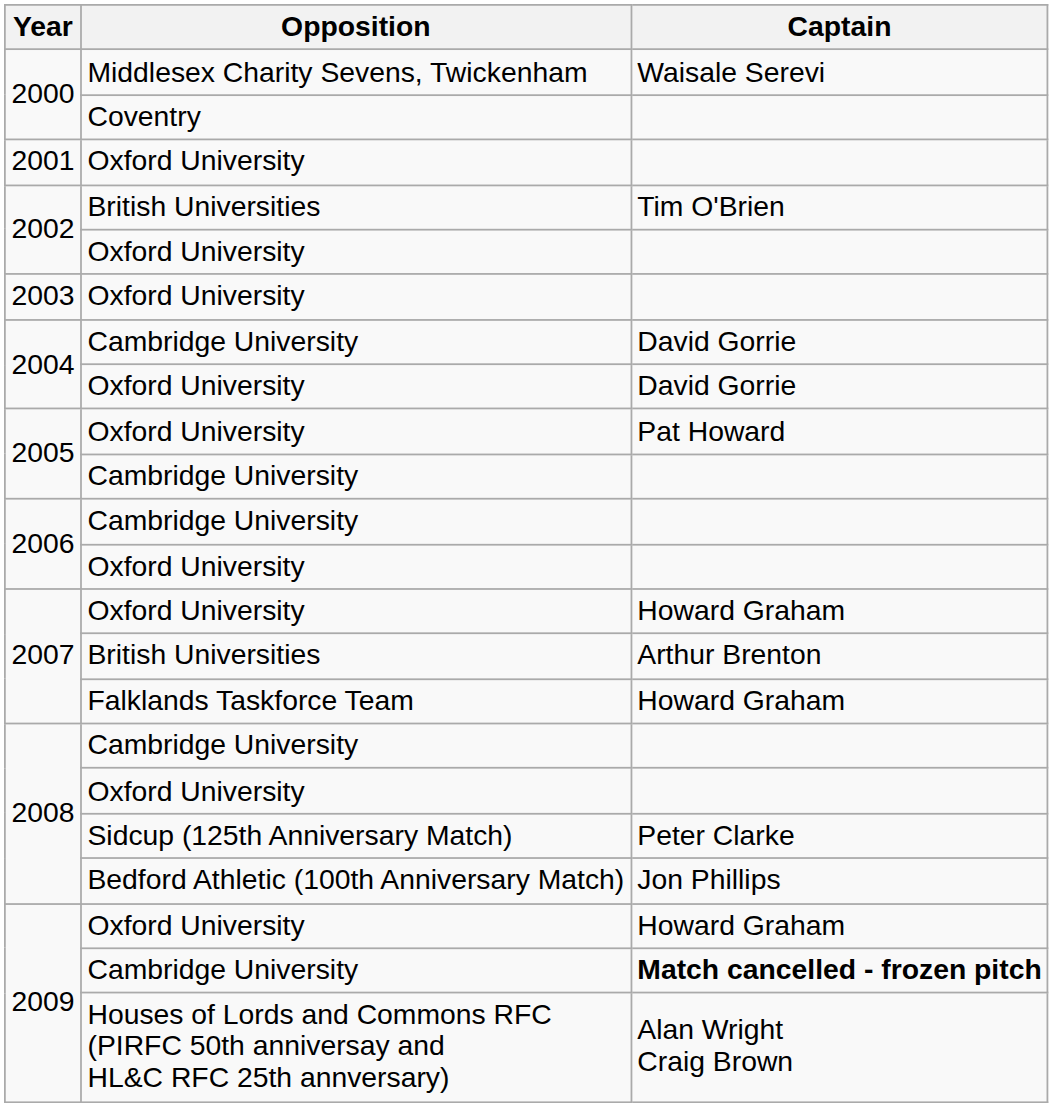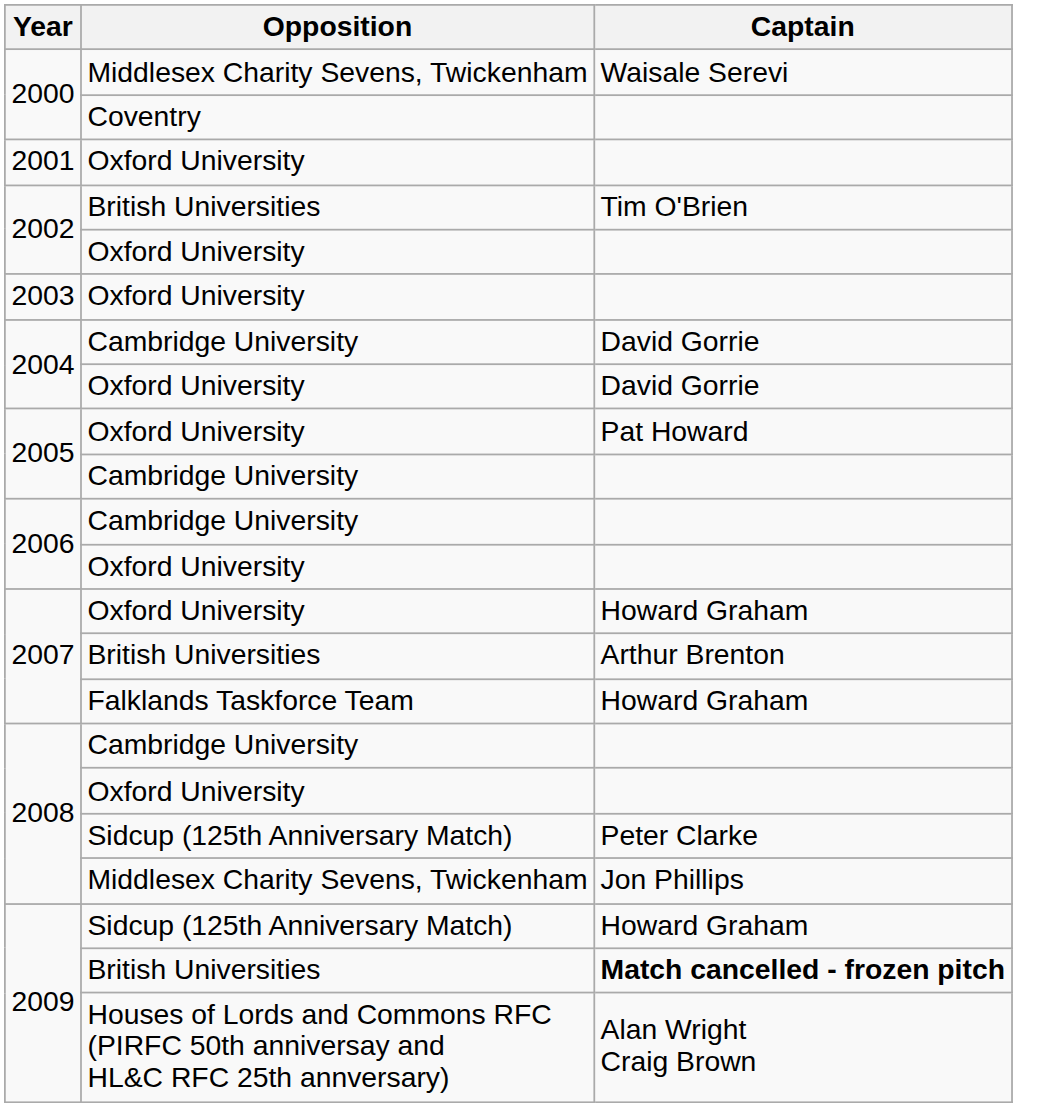(356, 880) Bedford Athletic (100th Anniversary Match) -> (337, 880) Middlesex Charity Sevens, Twickenham
(196, 925) Oxford University -> (300, 925) Sidcup (125th Anniversary Match)
(223, 970) Cambridge University -> (204, 970) British Universities
